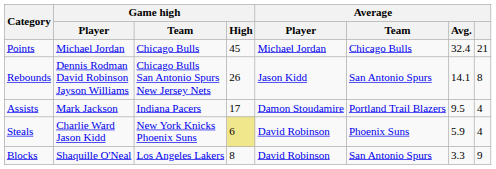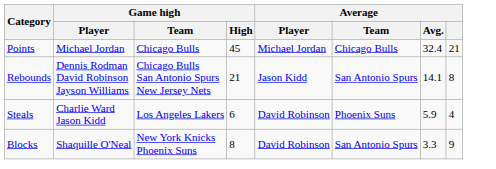(235, 78) 26 -> (235, 78) 21
- row: (23, 108)
(176, 131) New York Knicks Phoenix Suns -> (180, 114) Los Angeles Lakers
(232, 131) khaki background -> (232, 114) no background
(180, 155) Los Angeles Lakers -> (176, 144) New York Knicks Phoenix Suns
